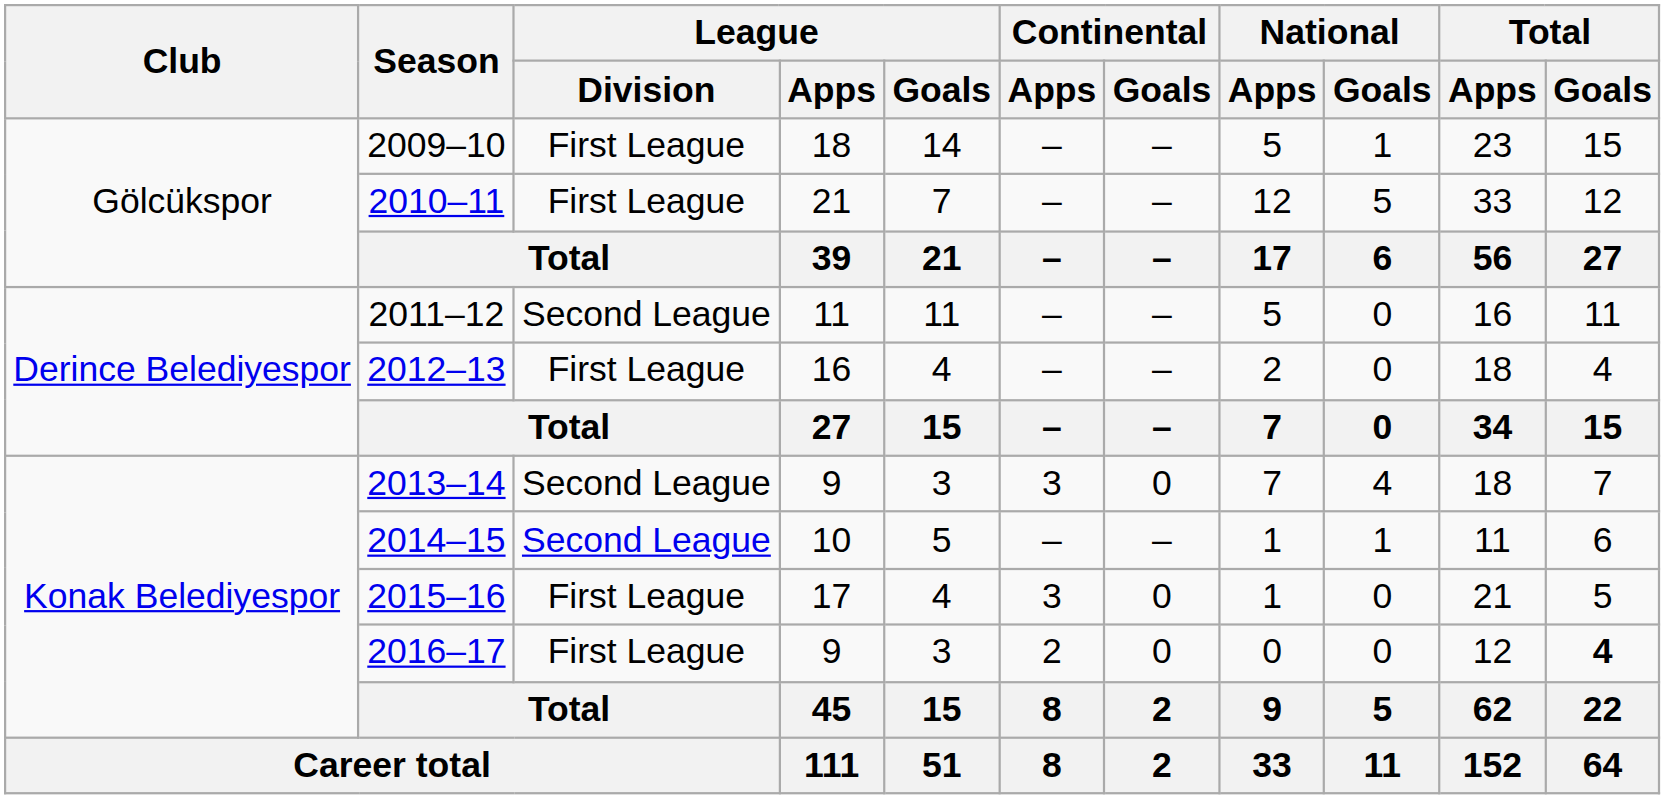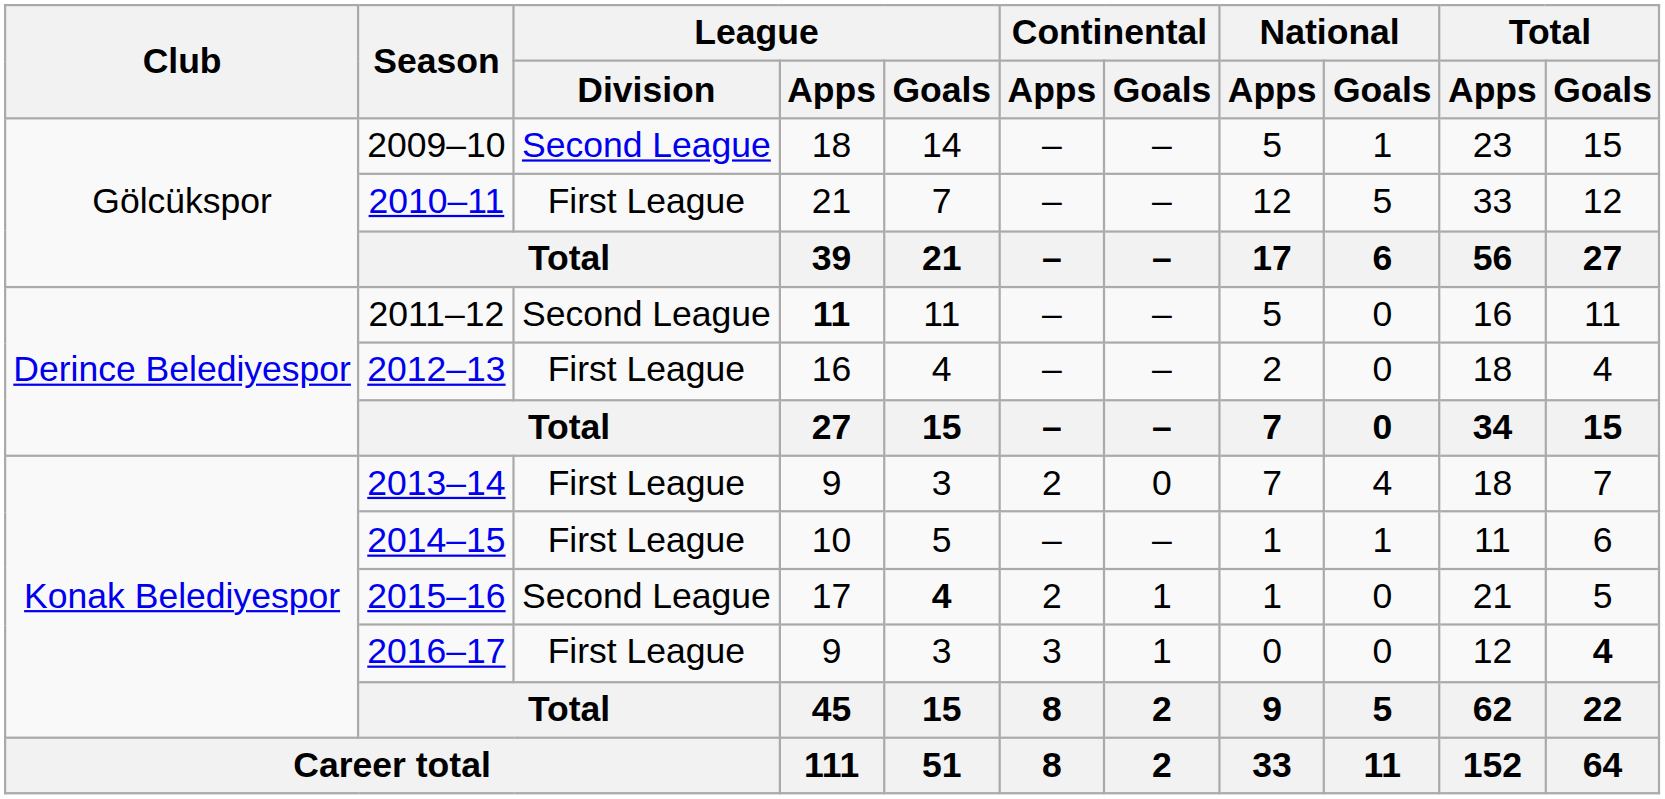(646, 145) First League -> (646, 145) Second League
(832, 314) normal -> (832, 314) bold
(646, 483) Second League -> (646, 483) First League
(1052, 483) 3 -> (1052, 483) 2
(646, 539) Second League -> (646, 539) First League
(646, 595) First League -> (646, 595) Second League
(942, 595) normal -> (942, 595) bold
(1052, 595) 3 -> (1052, 595) 2
(1162, 595) 0 -> (1162, 595) 1
(1052, 652) 2 -> (1052, 652) 3
(1162, 652) 0 -> (1162, 652) 1
